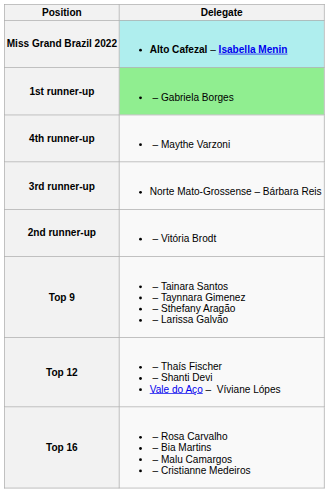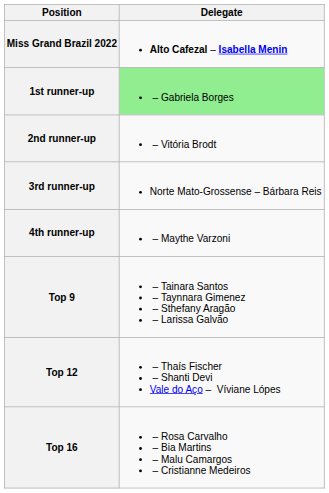(222, 50) paleturquoise background -> (222, 50) no background
rows swapped: (62, 233) <-> (62, 139)
